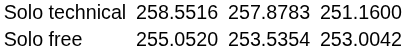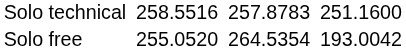(269, 39) 253.5354 -> (269, 39) 264.5354
(361, 39) 253.0042 -> (361, 39) 193.0042
